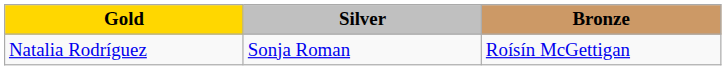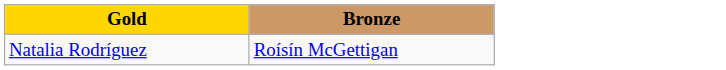- column: (362, 19)
